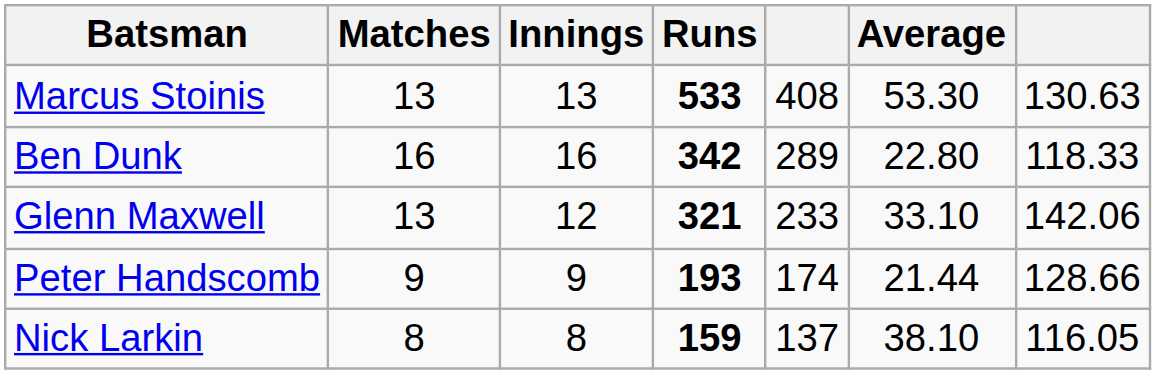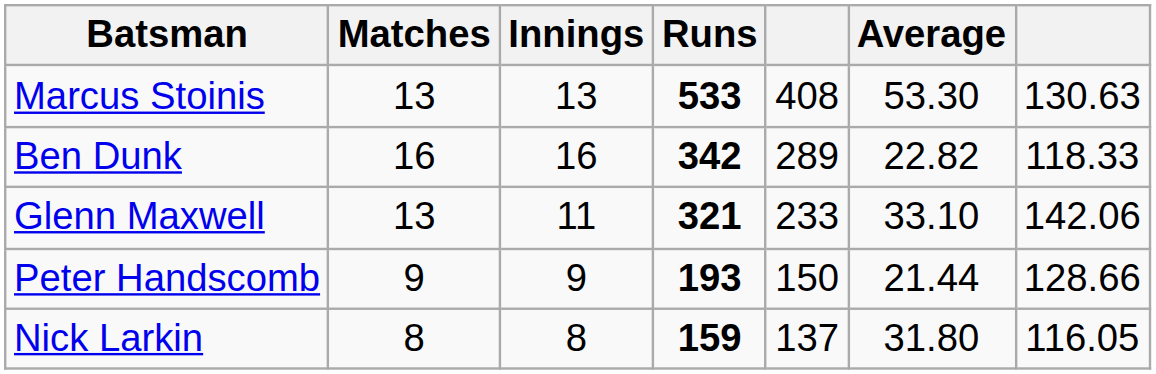(931, 156) 22.80 -> (931, 156) 22.82
(576, 216) 12 -> (576, 216) 11
(807, 277) 174 -> (807, 277) 150
(931, 338) 38.10 -> (931, 338) 31.80
